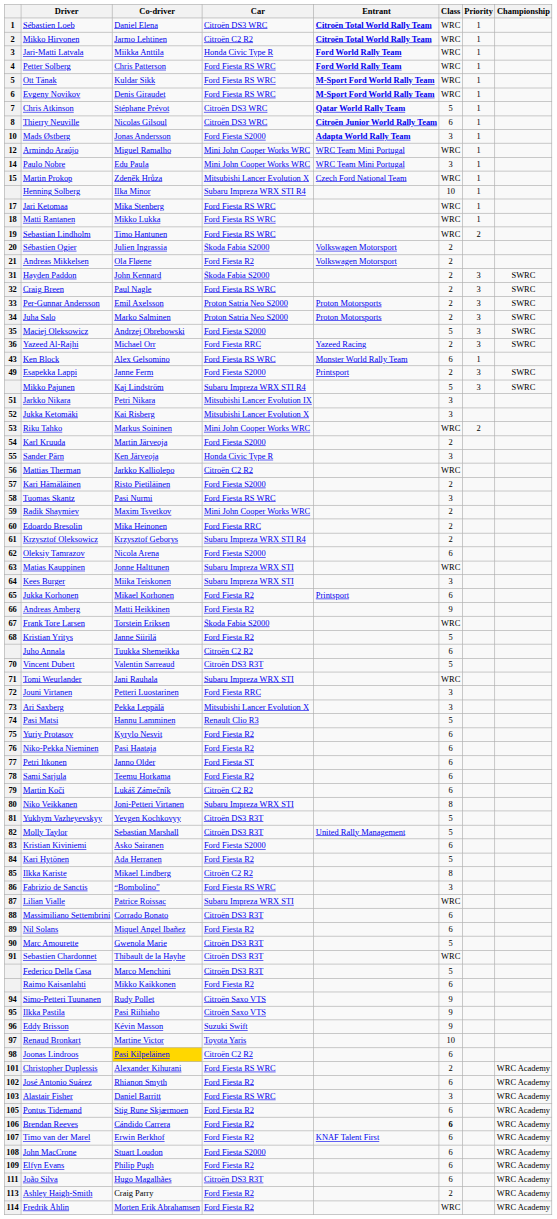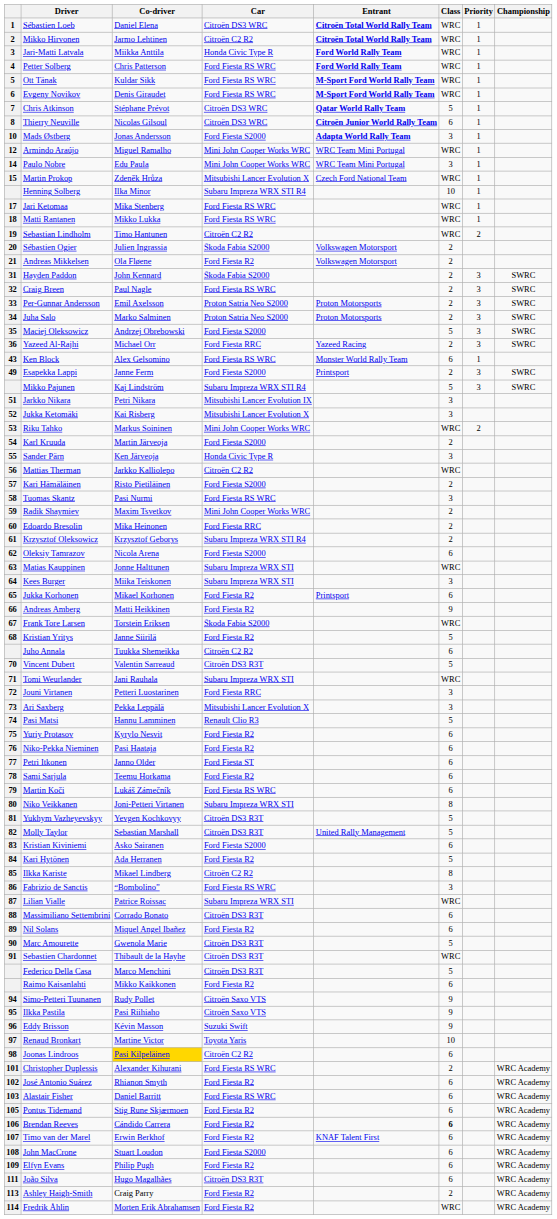(240, 233) Ford Fiesta RS WRC -> (228, 233) Citroën C2 R2
(228, 790) Citroën C2 R2 -> (240, 790) Ford Fiesta RS WRC
(451, 1096) 3 -> (451, 1096) 6
